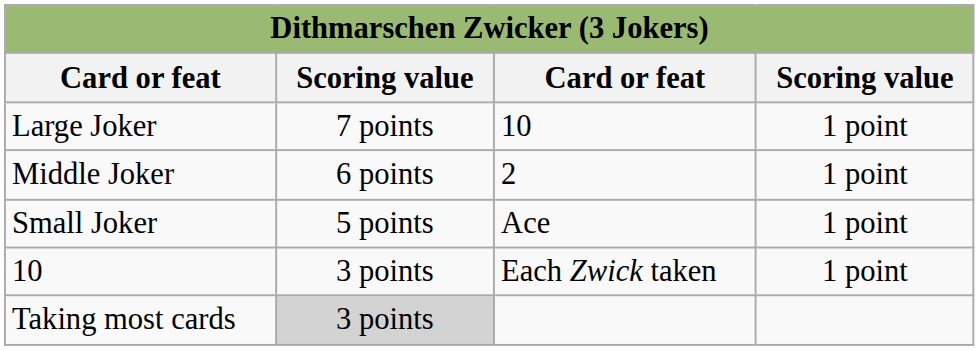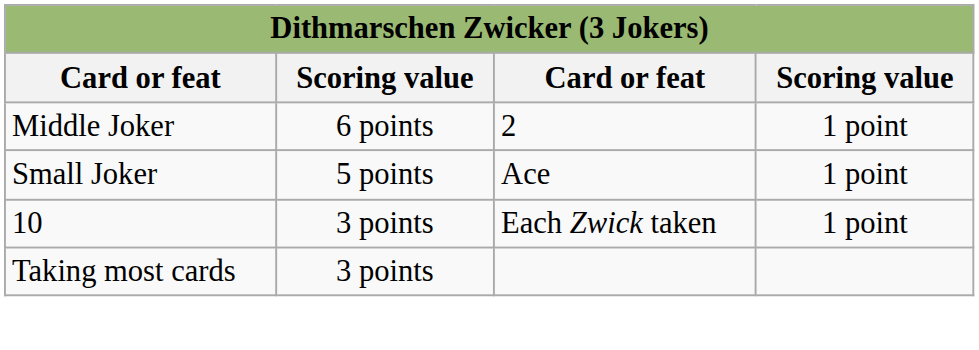- row: (84, 125)
(385, 319) lightgrey background -> (385, 271) no background
